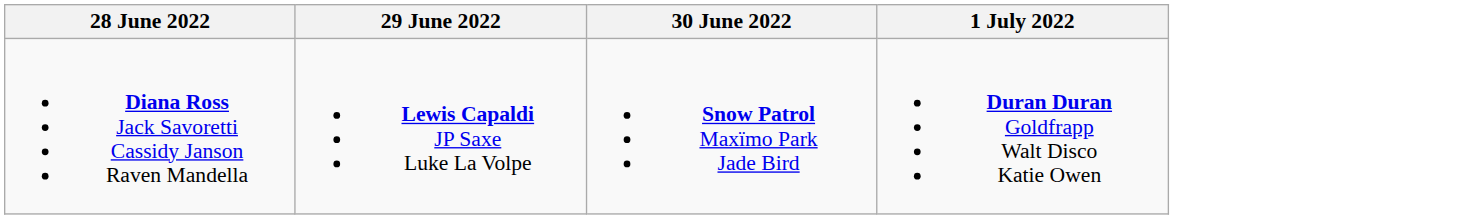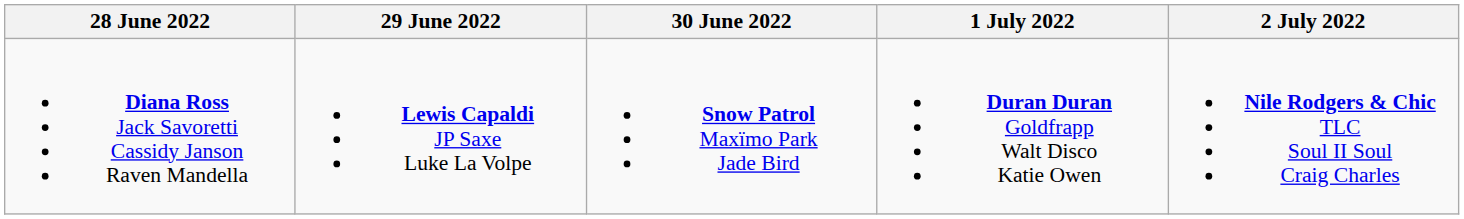+ column: (1313, 21)
